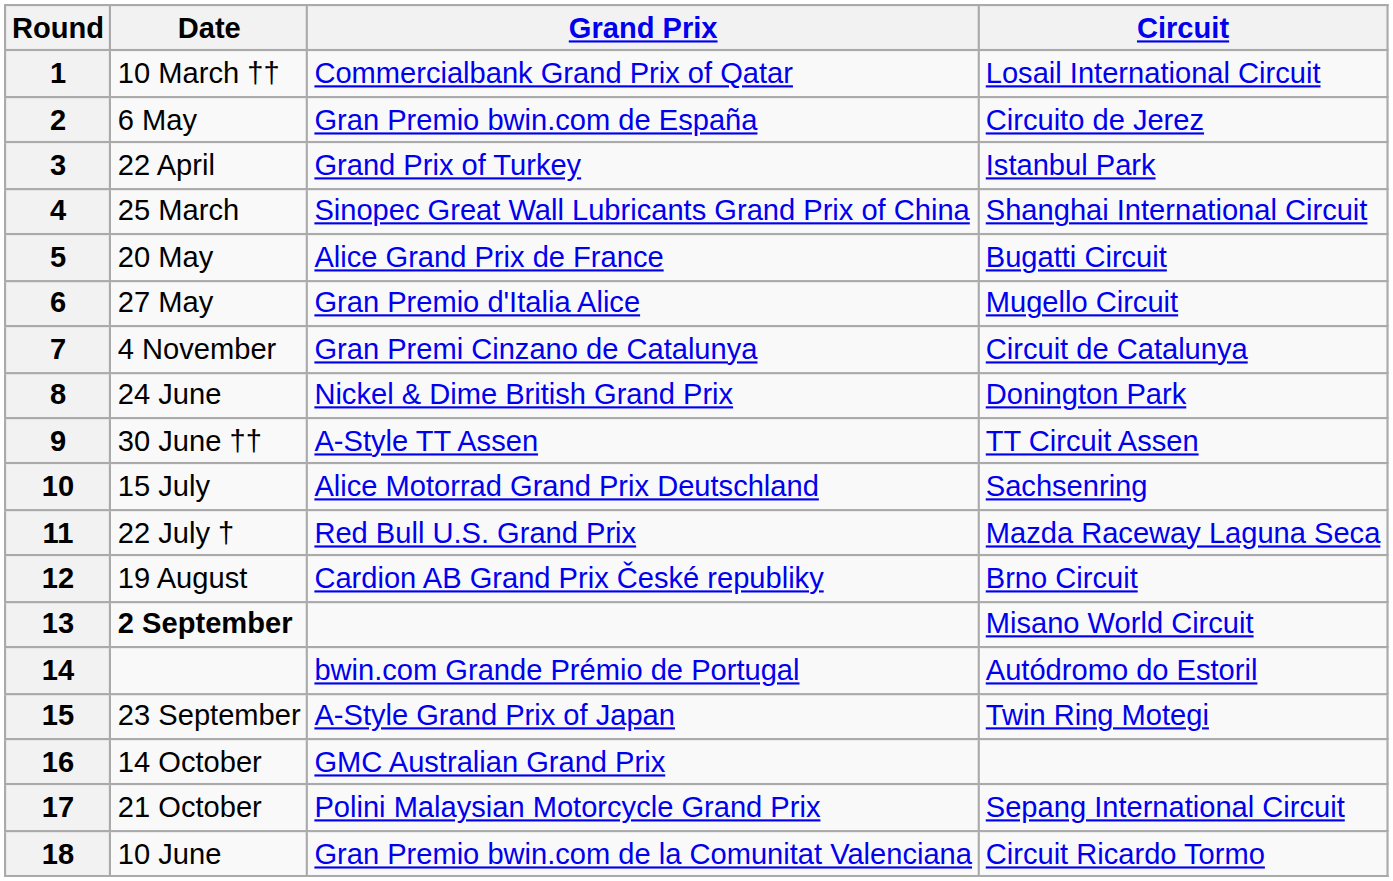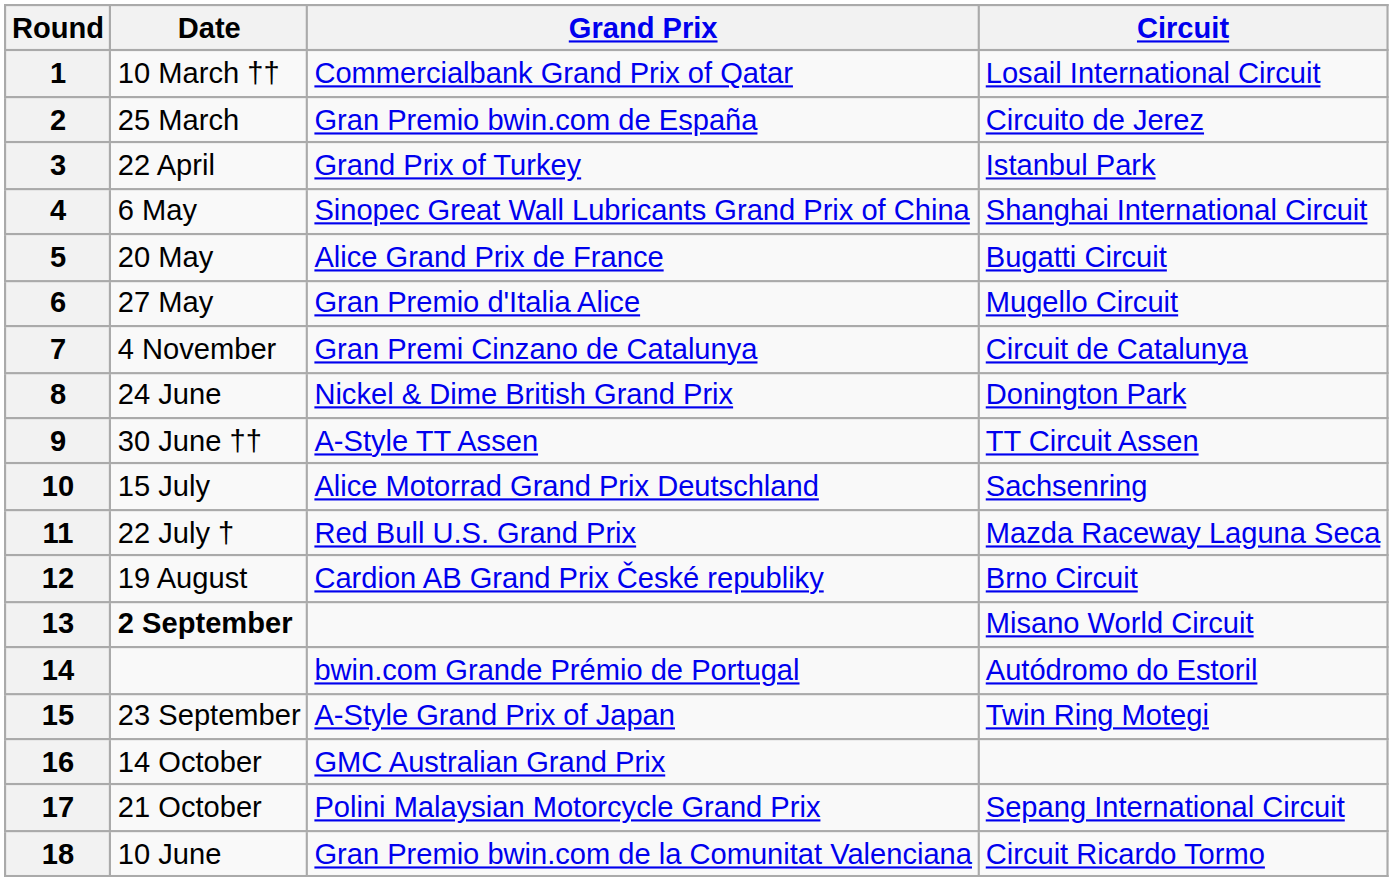(157, 119) 6 May -> (178, 119) 25 March
(178, 211) 25 March -> (157, 211) 6 May
